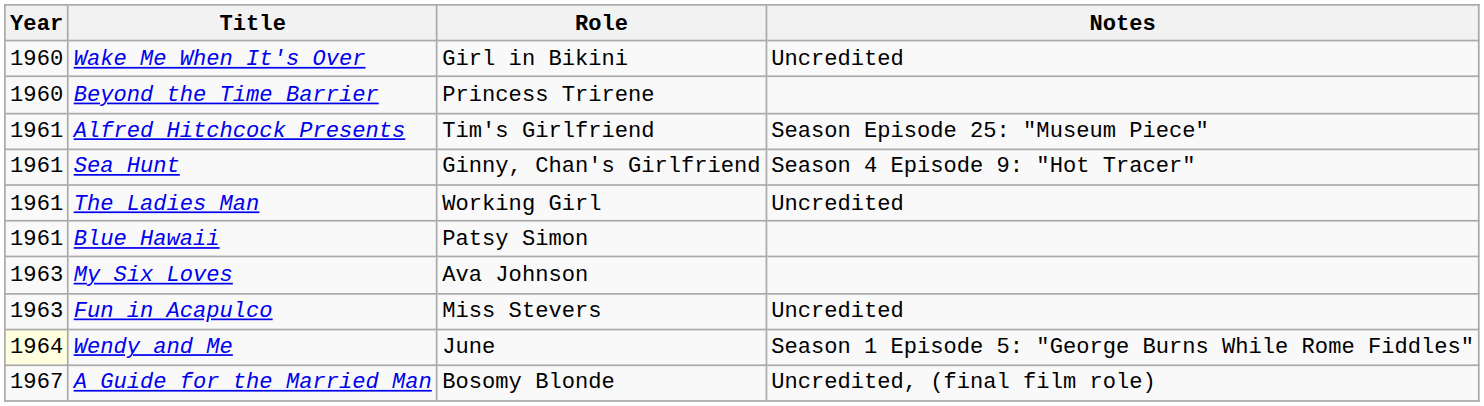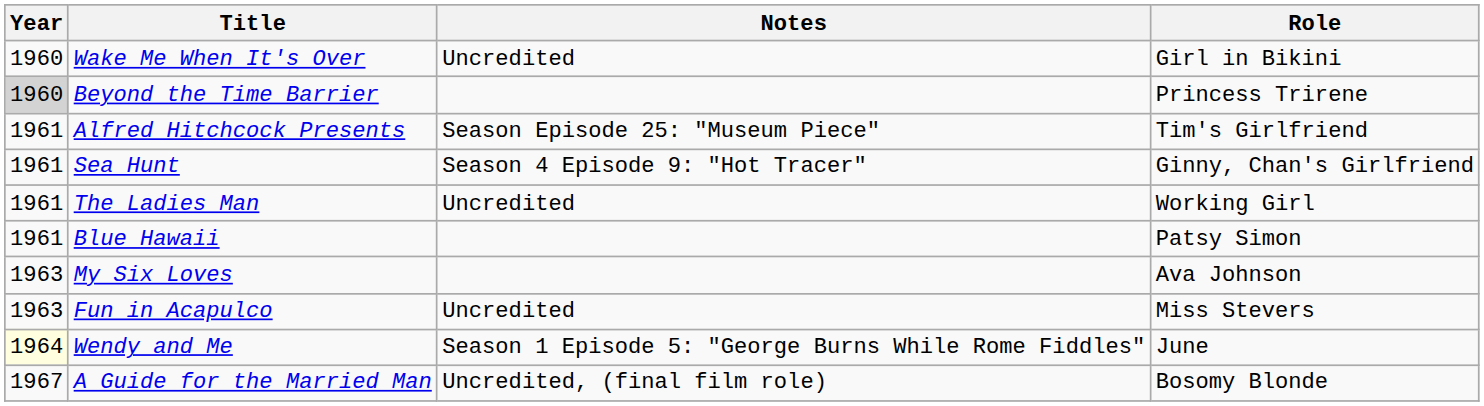columns swapped: (601, 23) <-> (1123, 23)
(37, 95) no background -> (37, 95) lightgrey background
